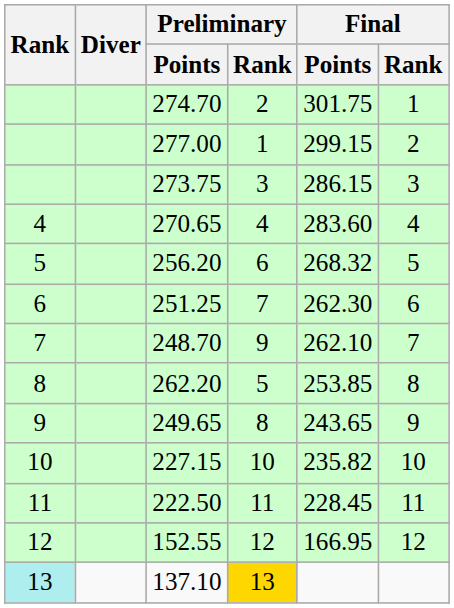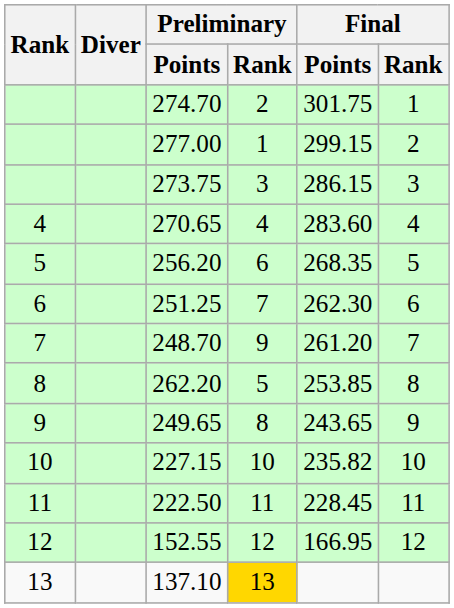(338, 263) 268.32 -> (338, 263) 268.35
(338, 343) 262.10 -> (338, 343) 261.20
(40, 582) paleturquoise background -> (40, 582) no background
